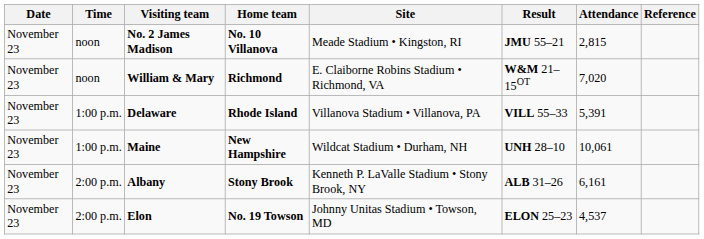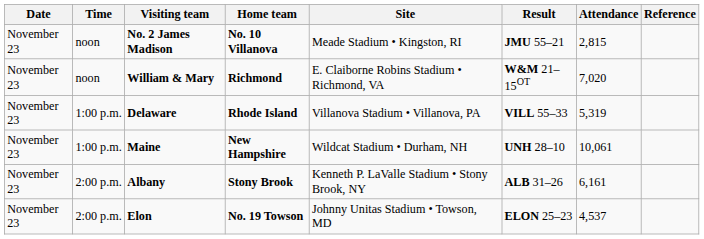(593, 113) 5,391 -> (593, 113) 5,319
